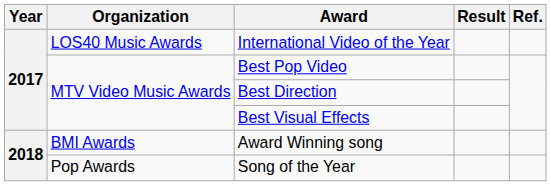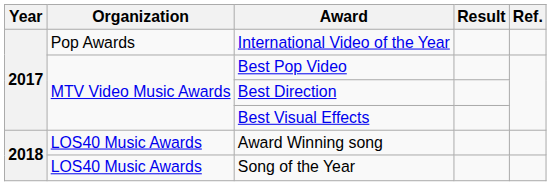(126, 42) LOS40 Music Awards -> (93, 42) Pop Awards
(93, 142) BMI Awards -> (126, 142) LOS40 Music Awards
(93, 167) Pop Awards -> (126, 167) LOS40 Music Awards
